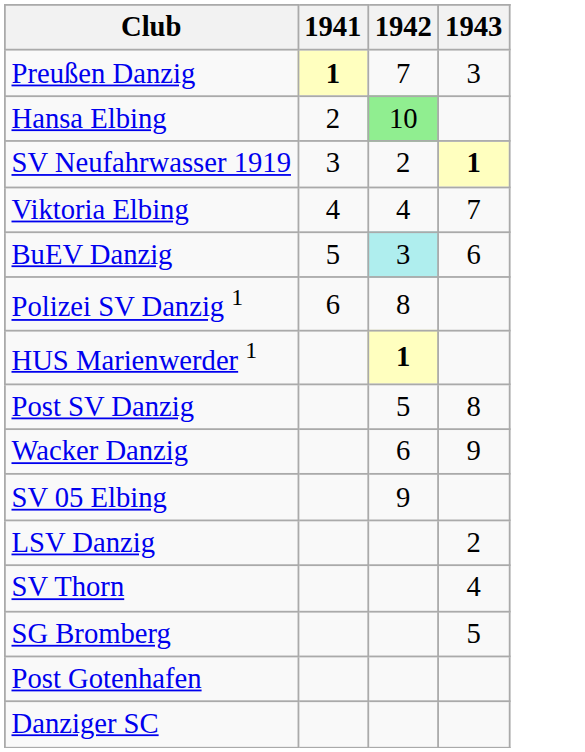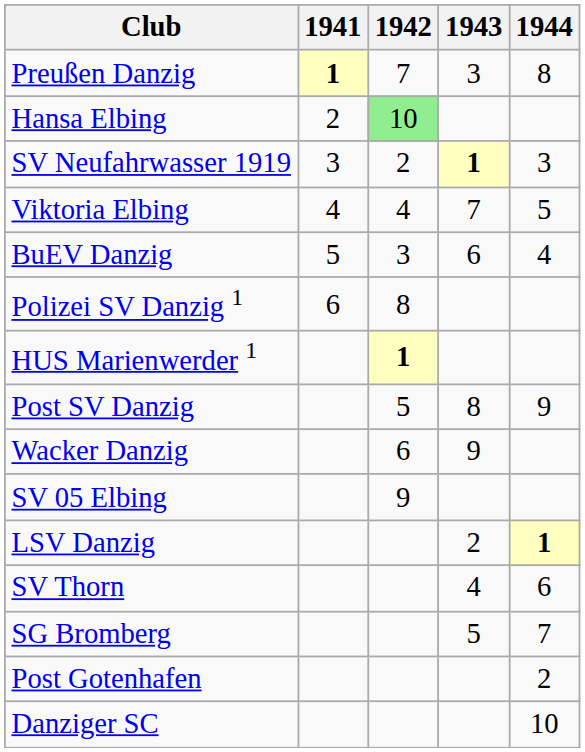+ column: (544, 27)
(403, 254) paleturquoise background -> (403, 254) no background
